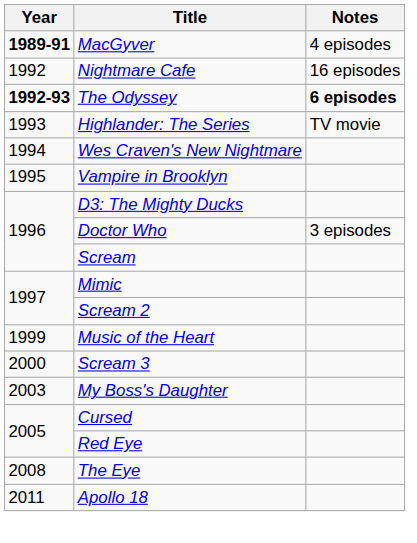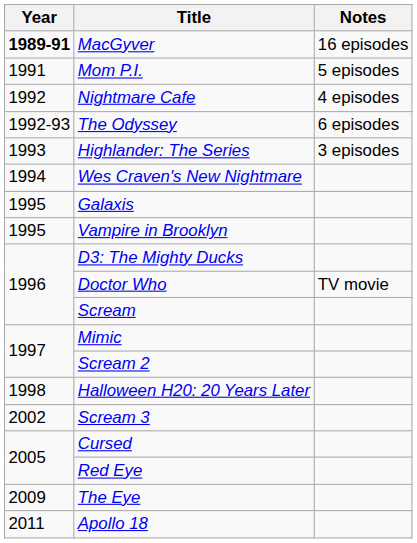(350, 44) 4 episodes -> (363, 44) 16 episodes
+ row: (110, 71)
(355, 71) 16 episodes -> (358, 97) 4 episodes
(39, 97) bold -> (39, 124) normal
(353, 97) bold -> (358, 124) normal
(345, 124) TV movie -> (358, 151) 3 episodes
+ row: (106, 204)
(350, 230) 3 episodes -> (353, 284) TV movie
+ row: (194, 390)
- row: (146, 337)
(27, 364) 2000 -> (27, 417) 2002
- row: (153, 390)
(27, 470) 2008 -> (27, 497) 2009
